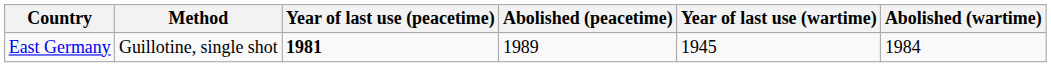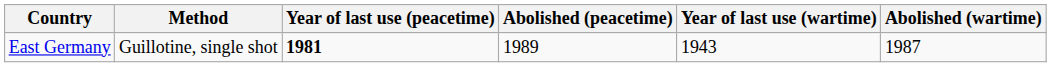(699, 47) 1945 -> (699, 47) 1943
(903, 47) 1984 -> (903, 47) 1987
